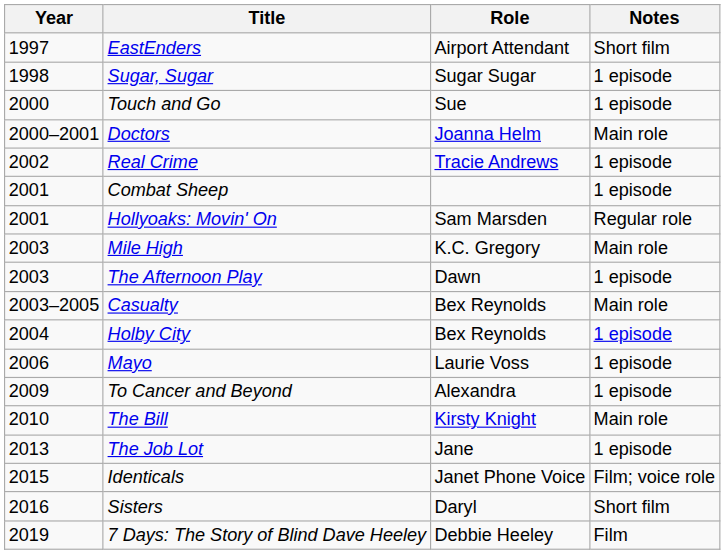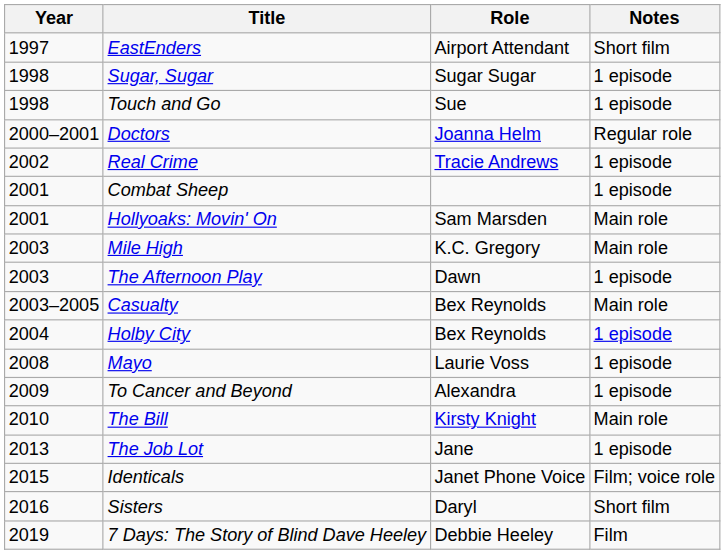(29, 104) 2000 -> (29, 104) 1998
(631, 133) Main role -> (643, 133) Regular role
(643, 219) Regular role -> (631, 219) Main role
(29, 362) 2006 -> (29, 362) 2008
